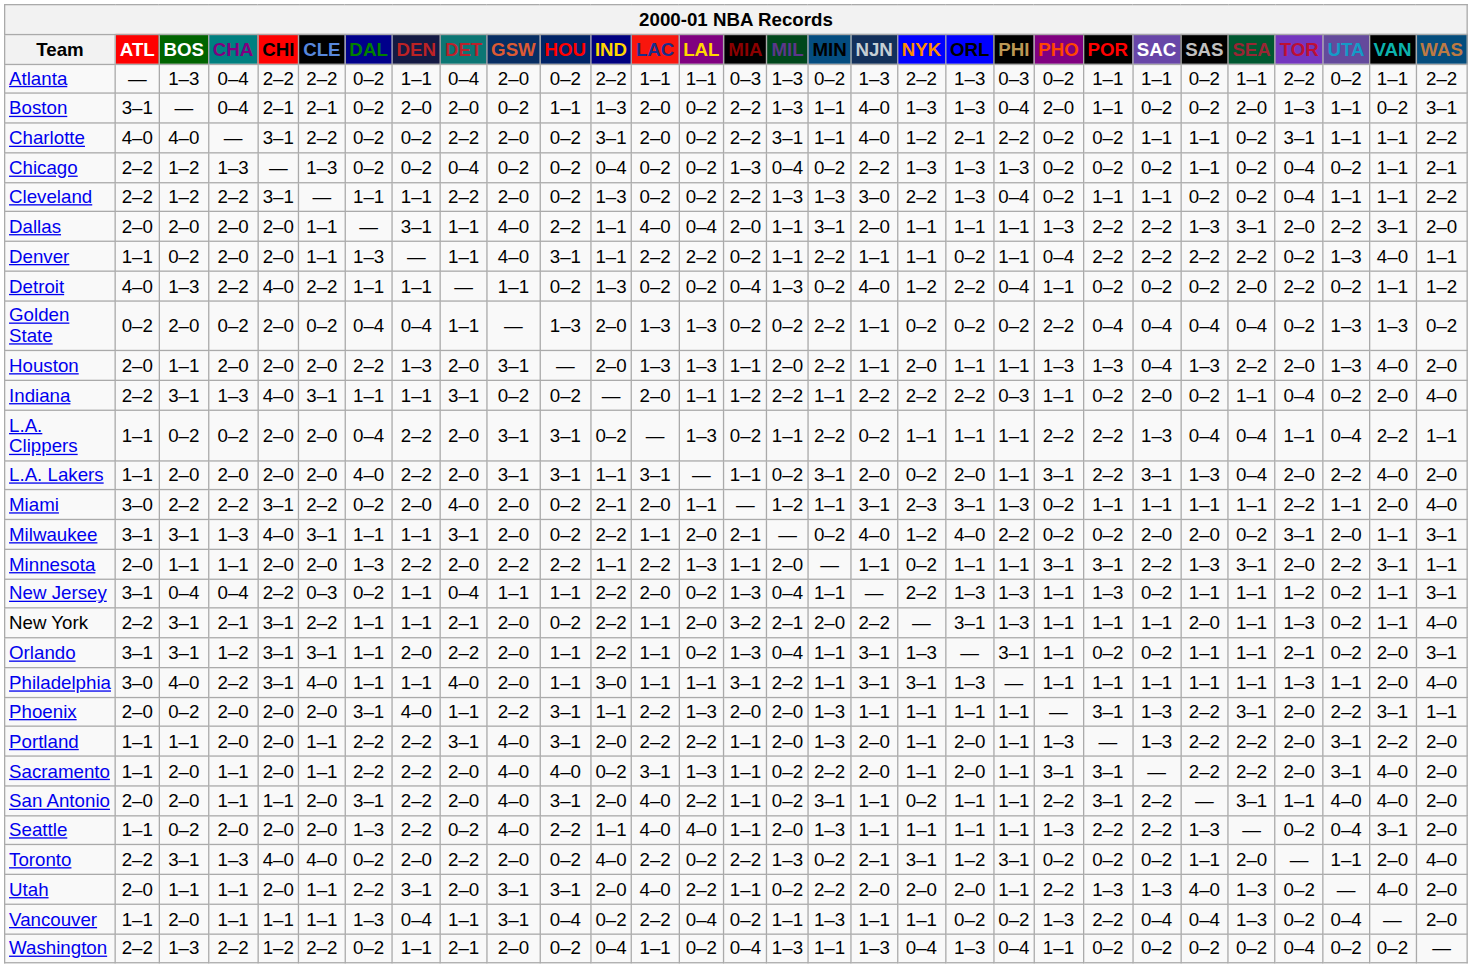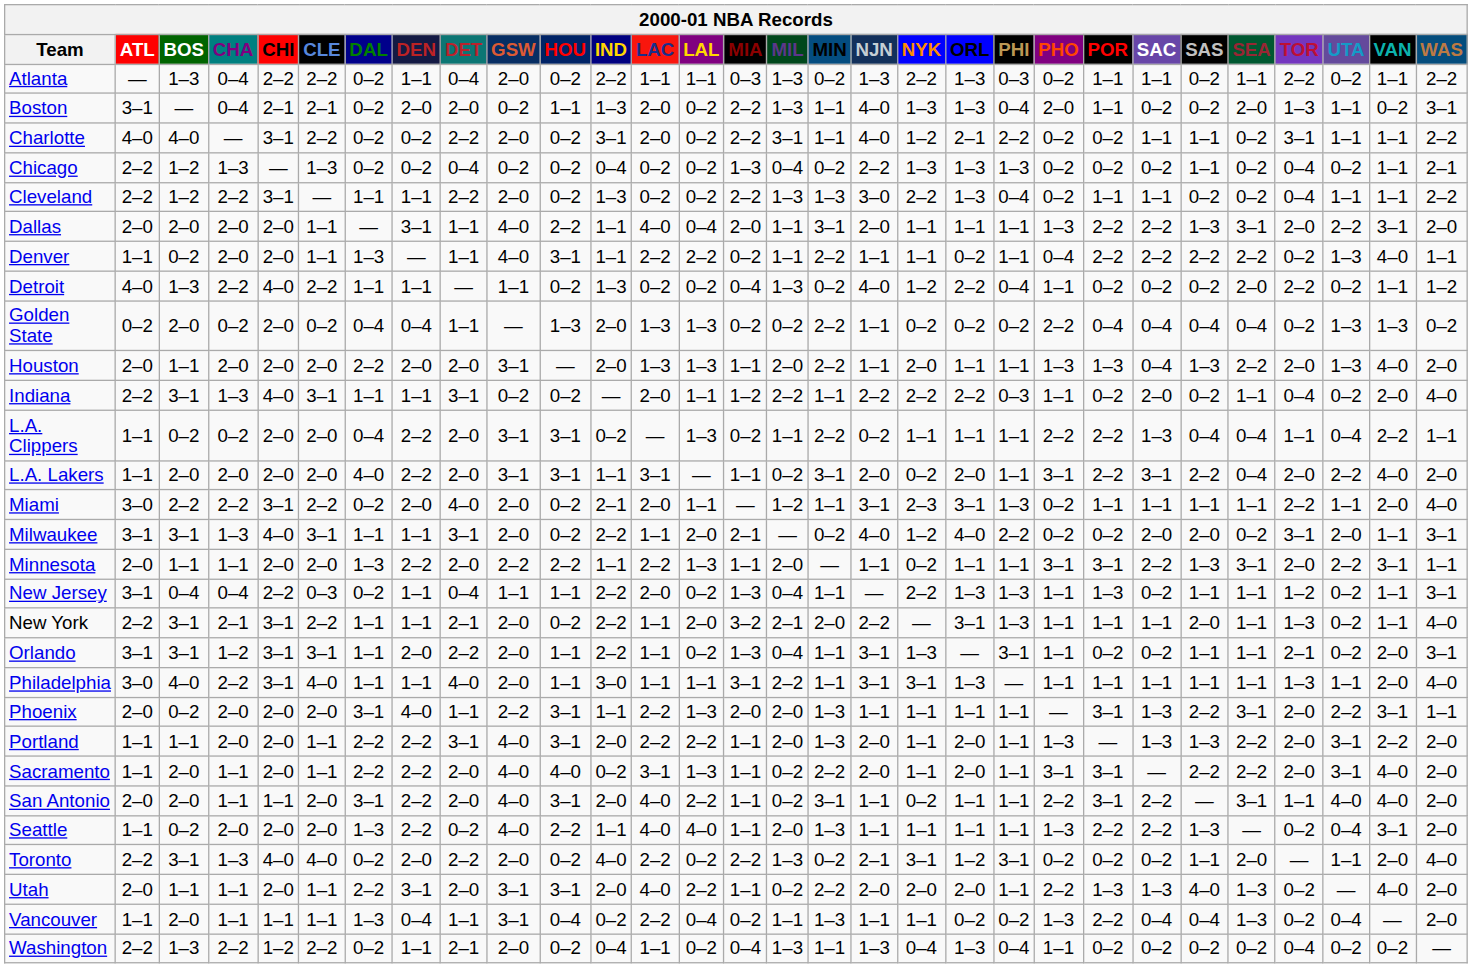(416, 366) 1–3 -> (416, 366) 2–0
(1204, 475) 1–3 -> (1204, 475) 2–2
(1204, 742) 2–2 -> (1204, 742) 1–3
